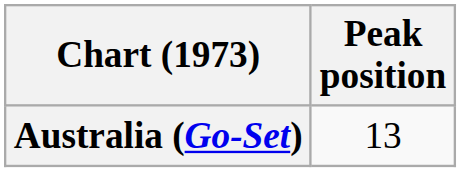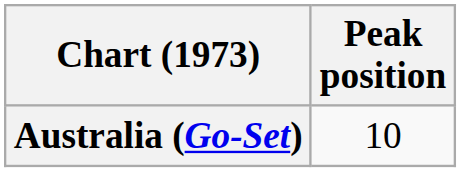(383, 135) 13 -> (383, 135) 10
